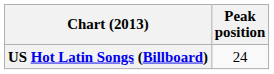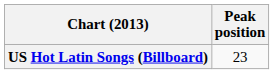(240, 56) 24 -> (240, 56) 23
